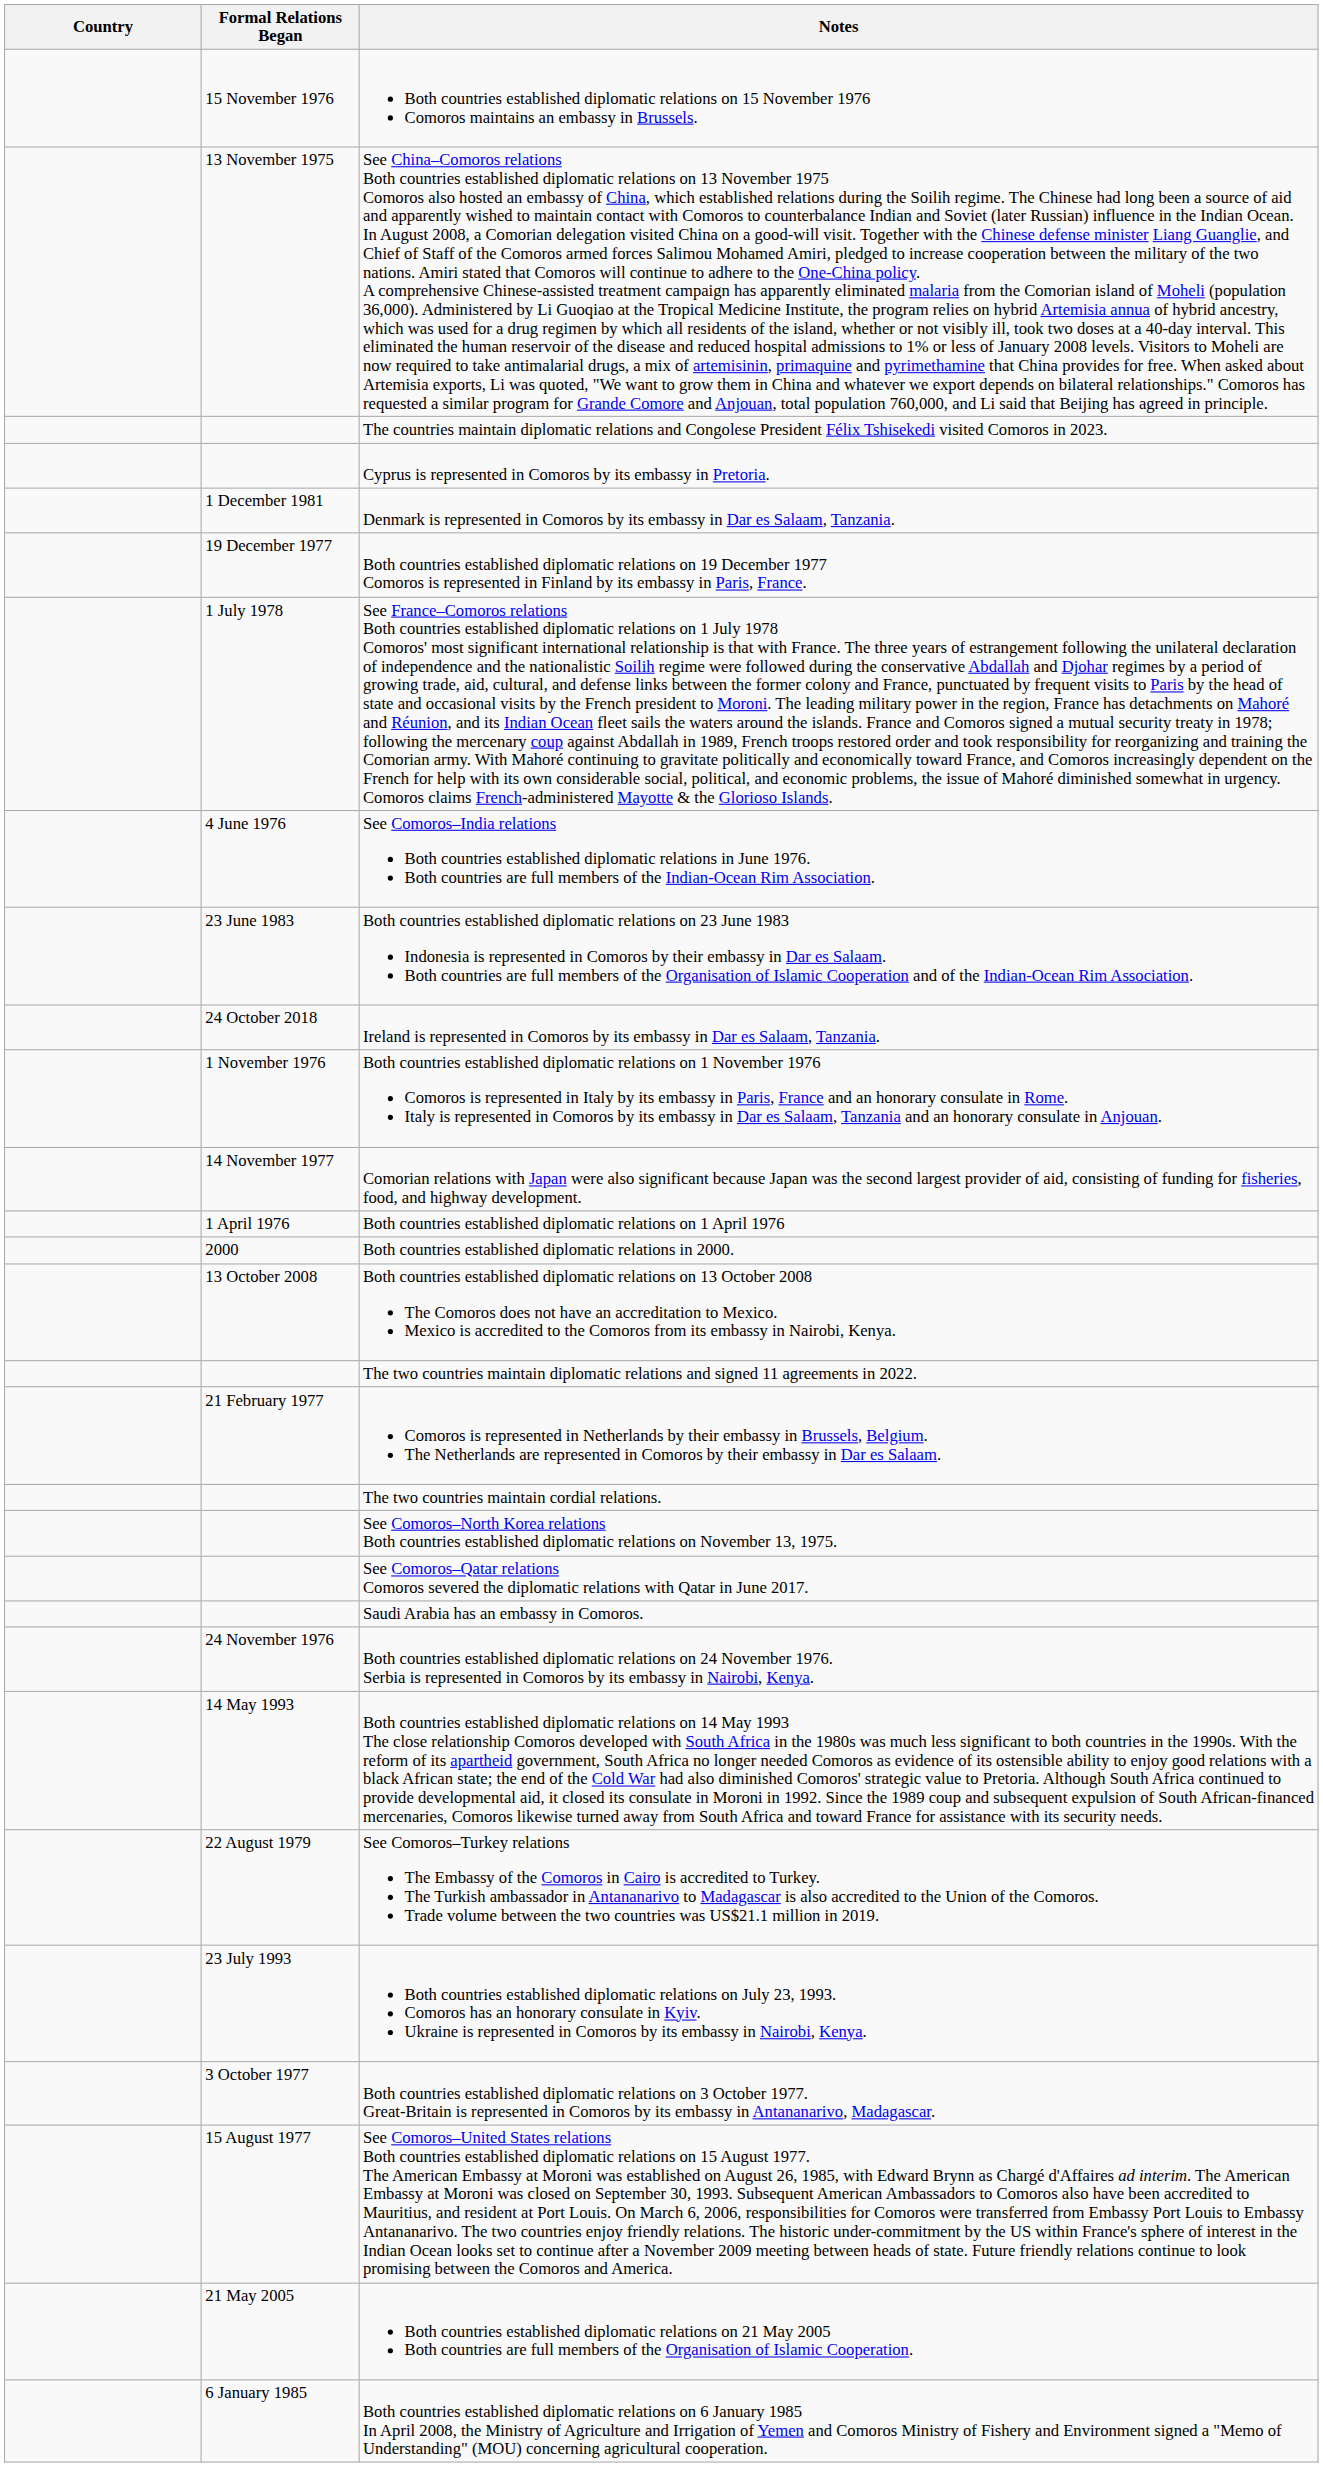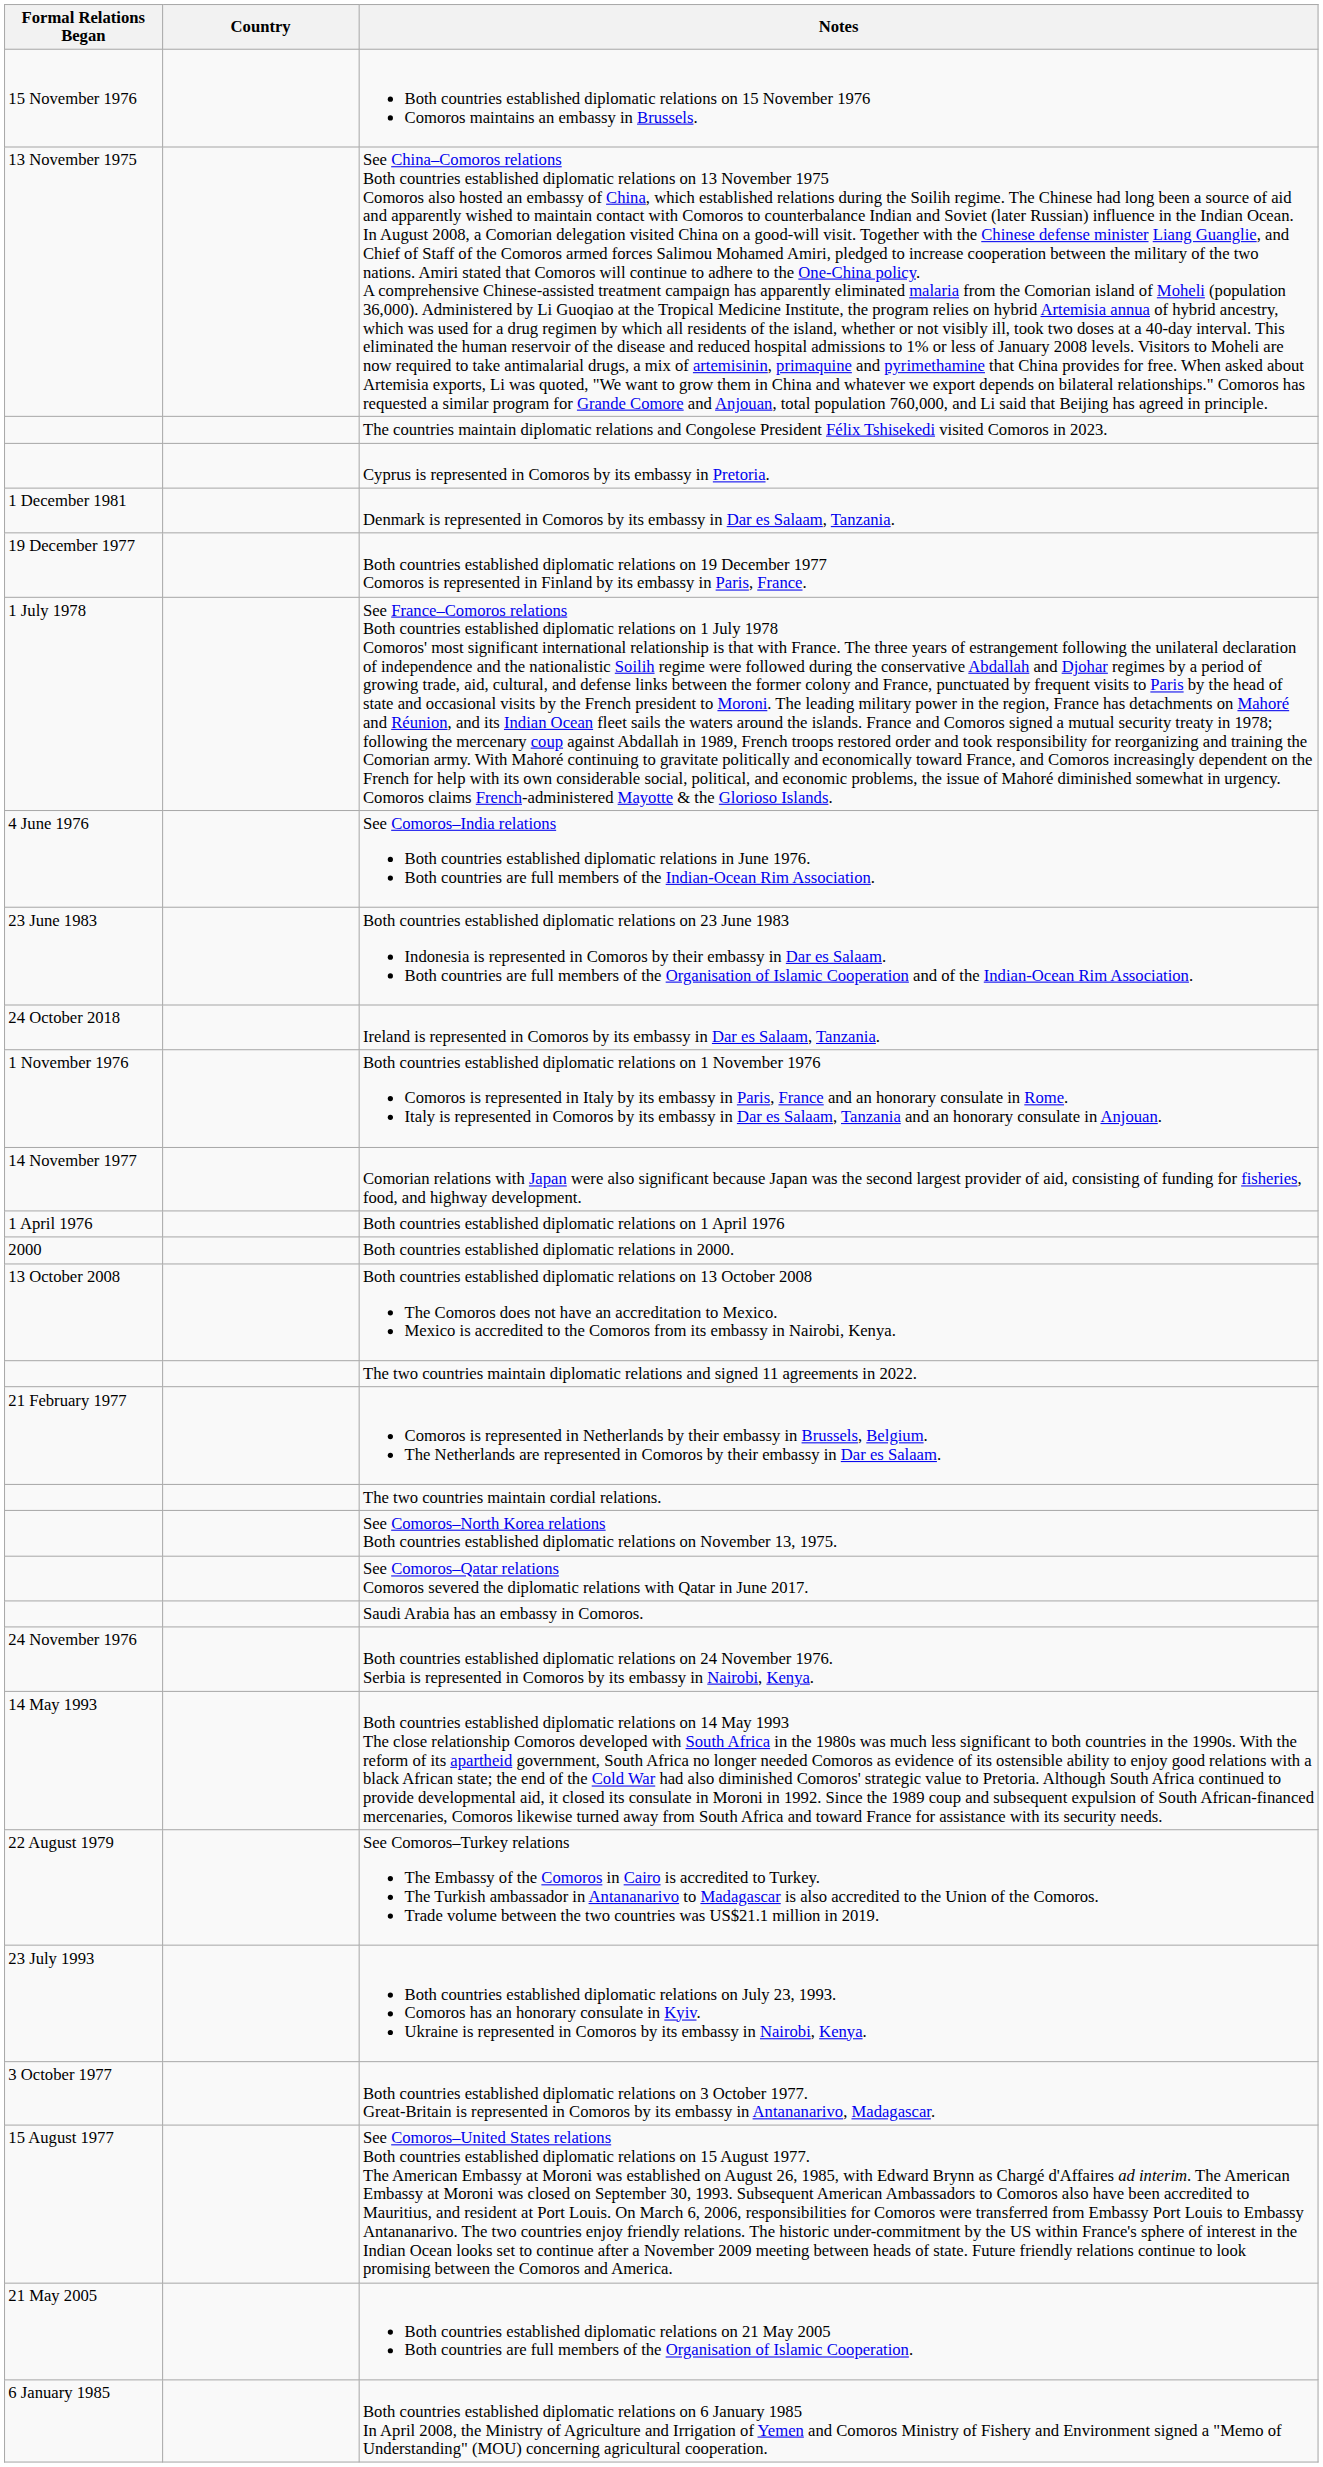columns swapped: (103, 27) <-> (280, 27)
